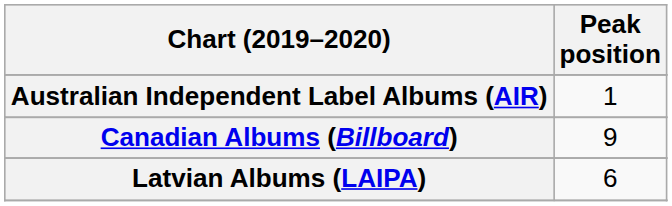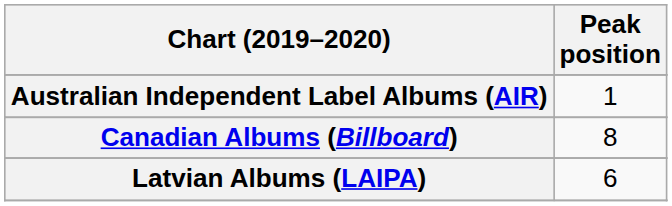(610, 137) 9 -> (610, 137) 8
